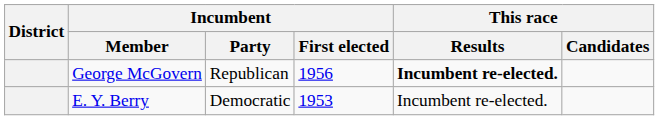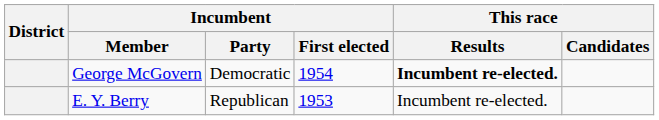(249, 73) Republican -> (250, 73) Democratic
(316, 73) 1956 -> (316, 73) 1954
(250, 100) Democratic -> (249, 100) Republican
